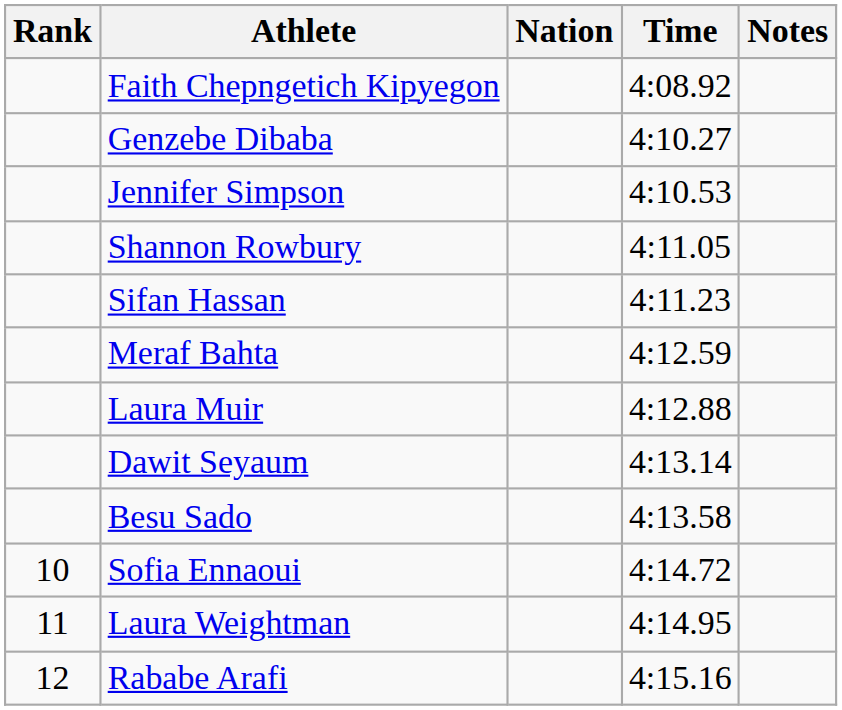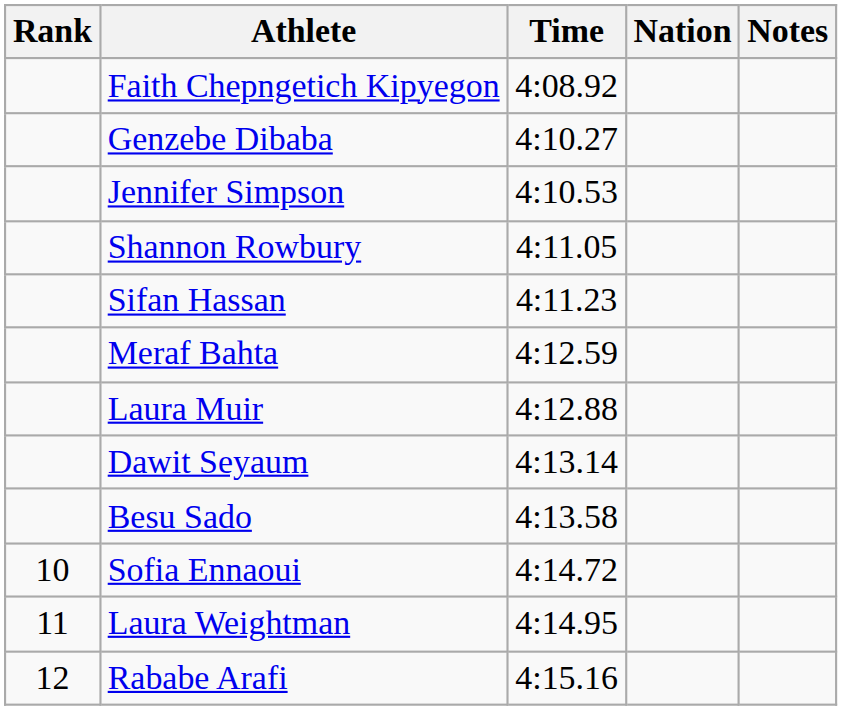columns swapped: (564, 31) <-> (680, 31)
